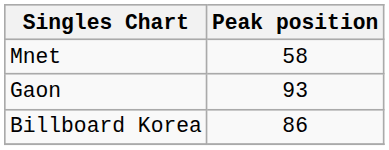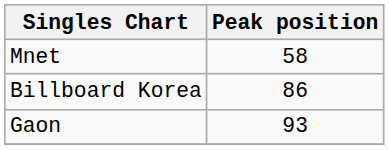rows swapped: (106, 126) <-> (35, 92)
